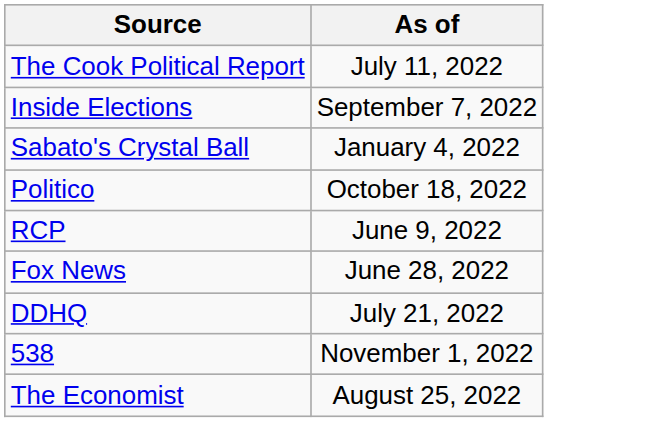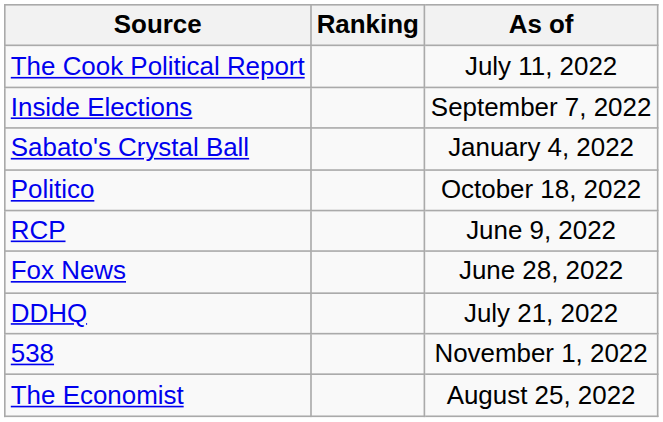+ column: (368, 25)
